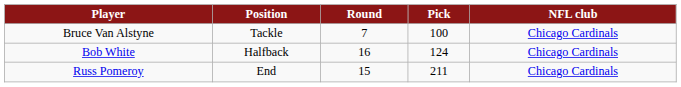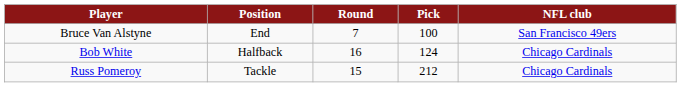(266, 33) Tackle -> (260, 33) End
(573, 33) Chicago Cardinals -> (567, 33) San Francisco 49ers
(266, 71) End -> (260, 71) Tackle
(439, 71) 211 -> (428, 71) 212
